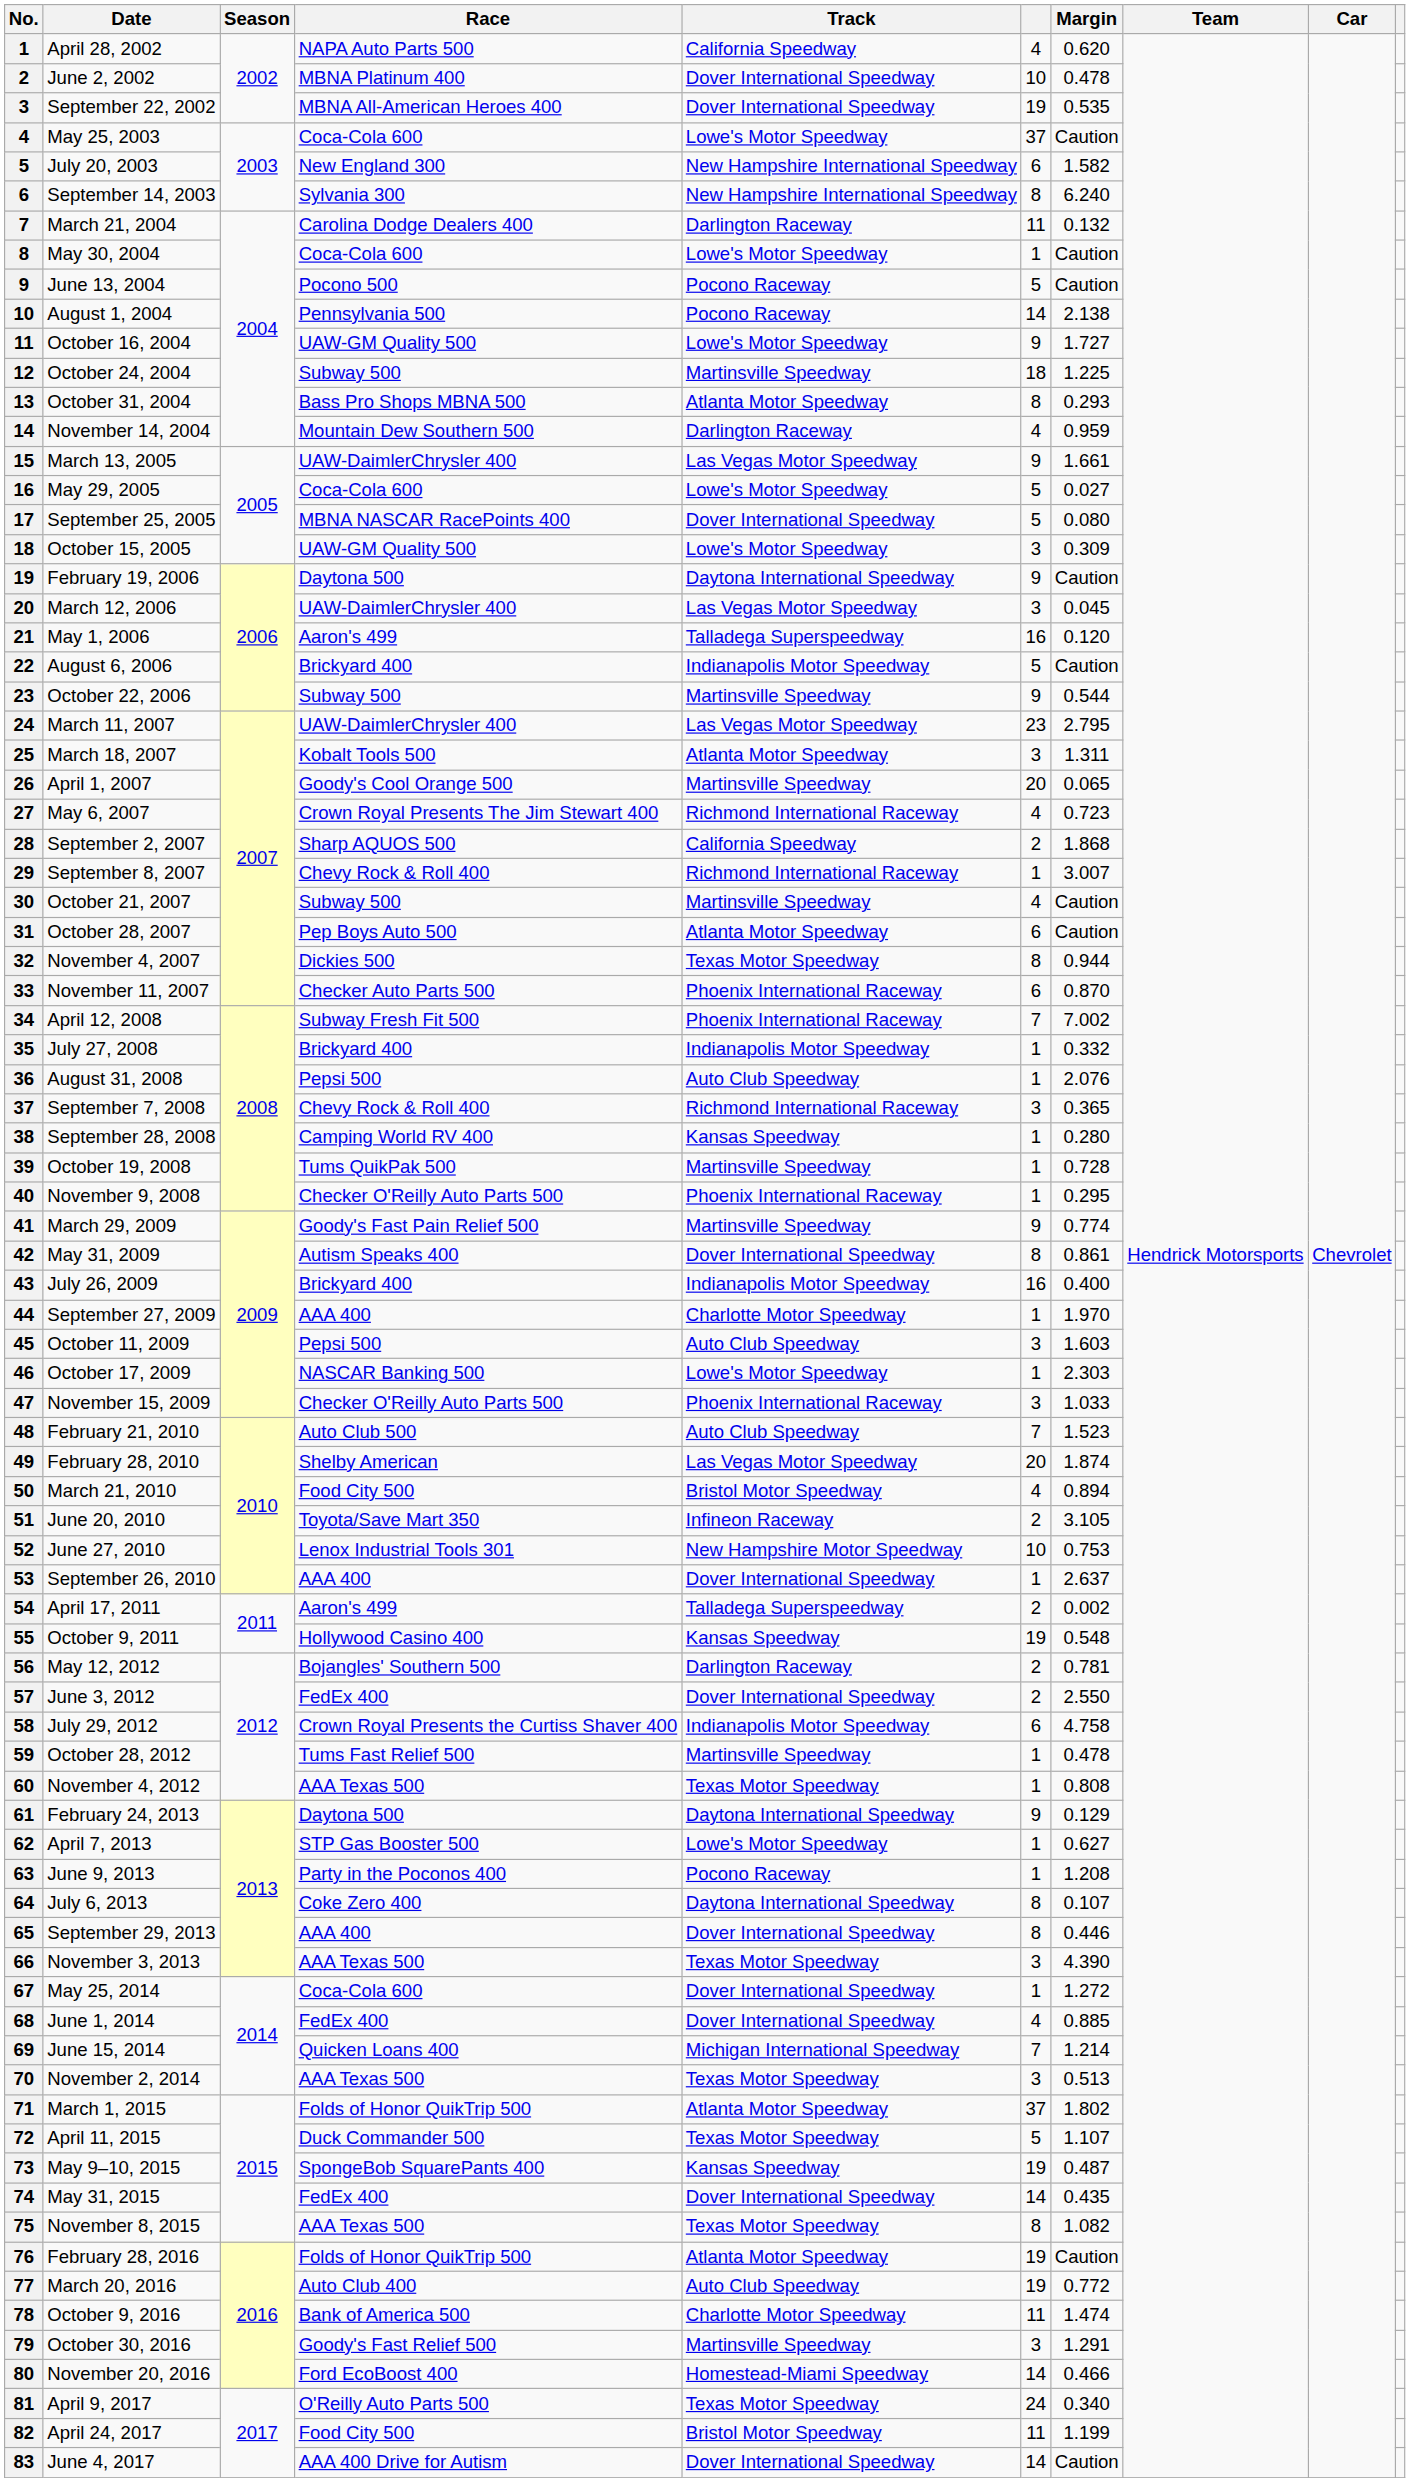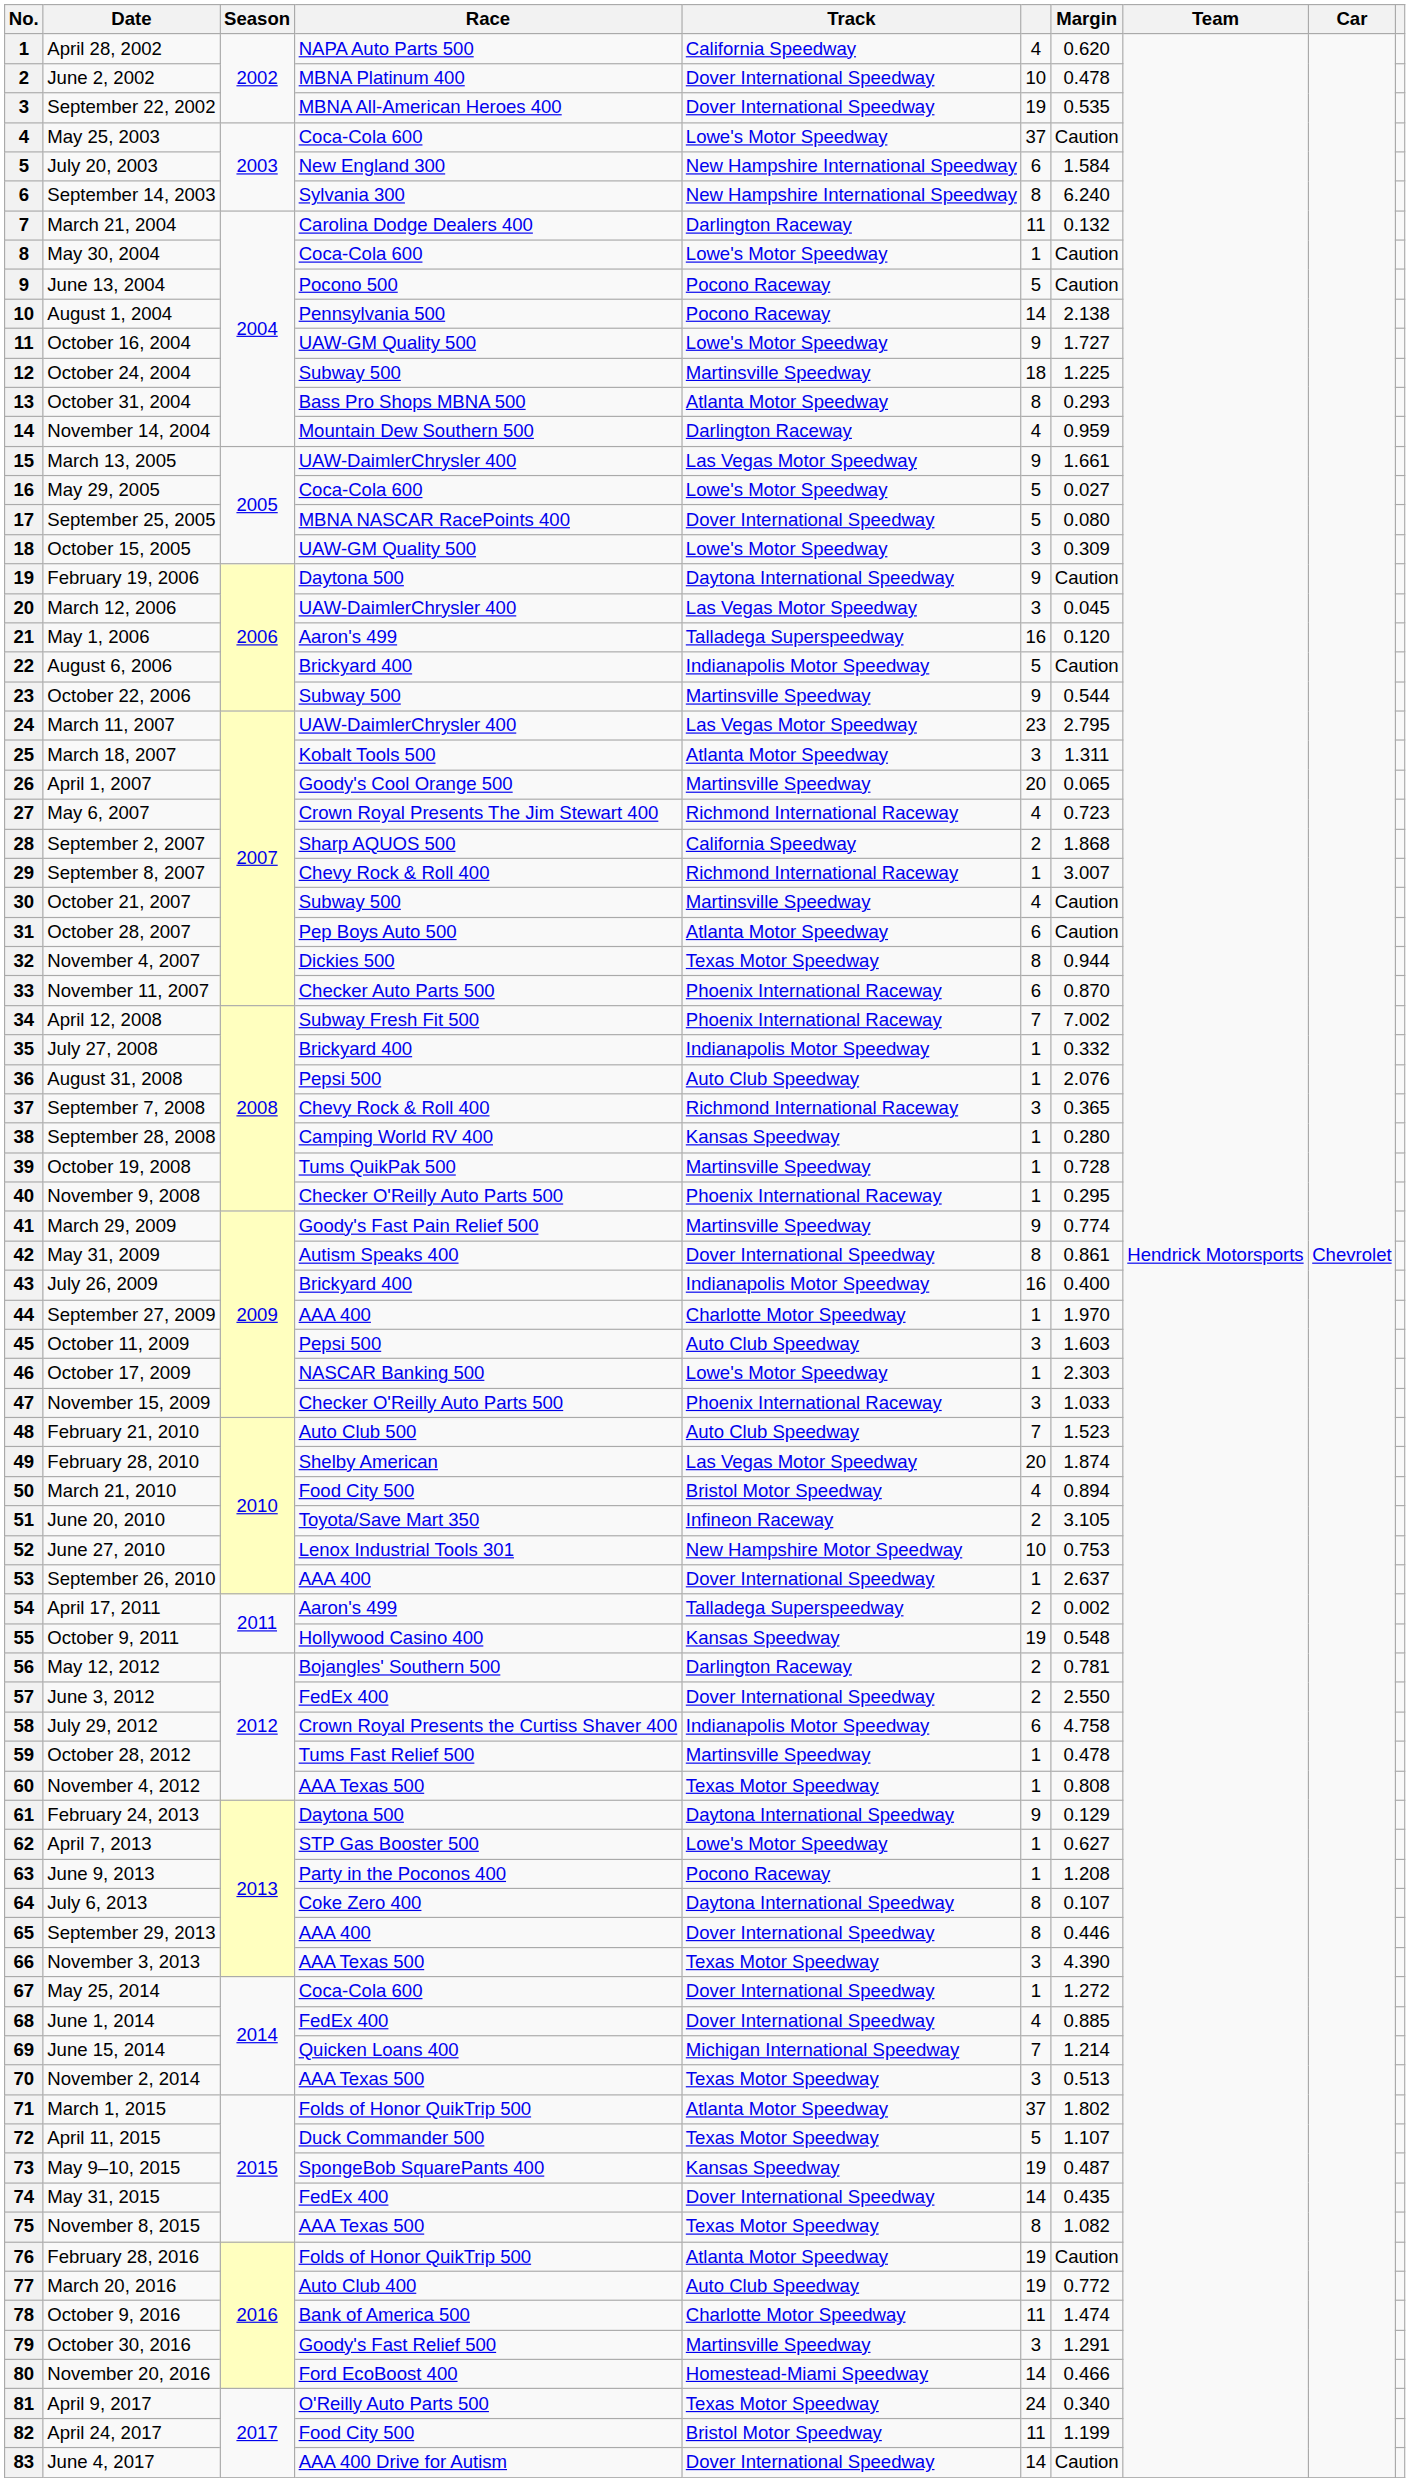(1087, 166) 1.582 -> (1087, 166) 1.584
